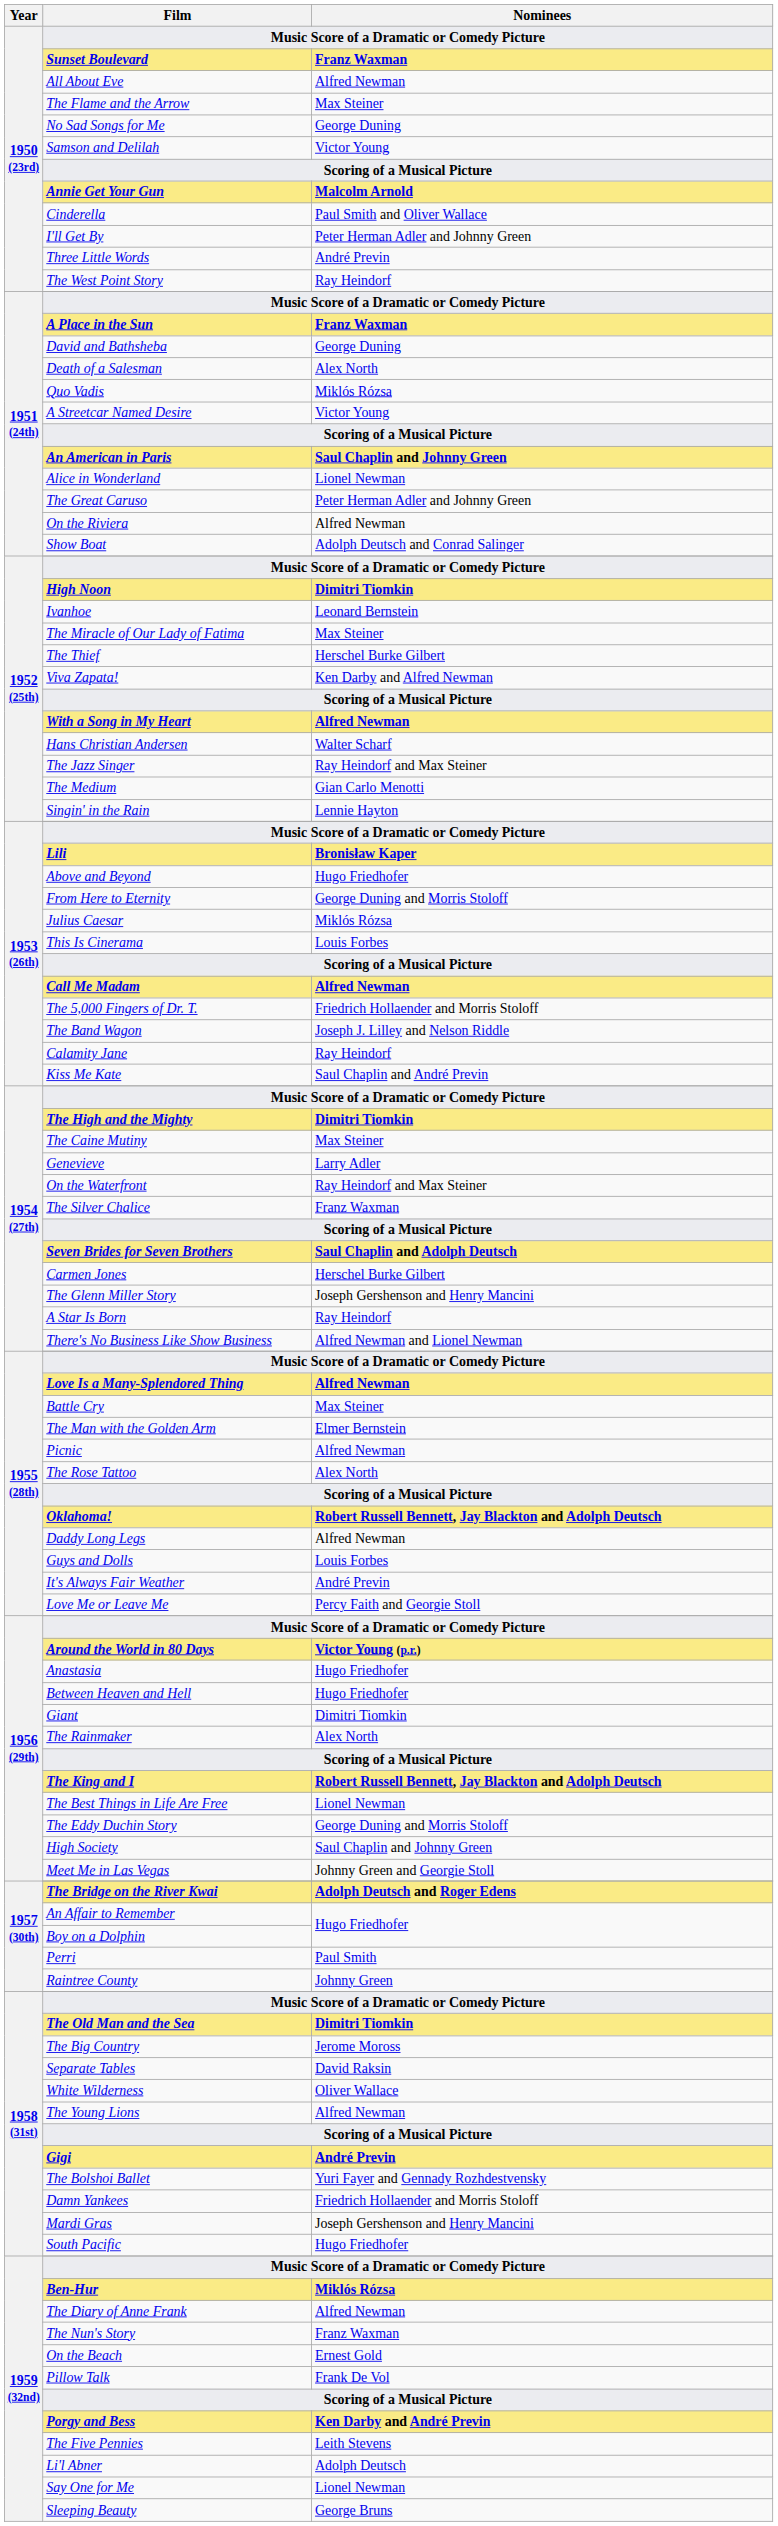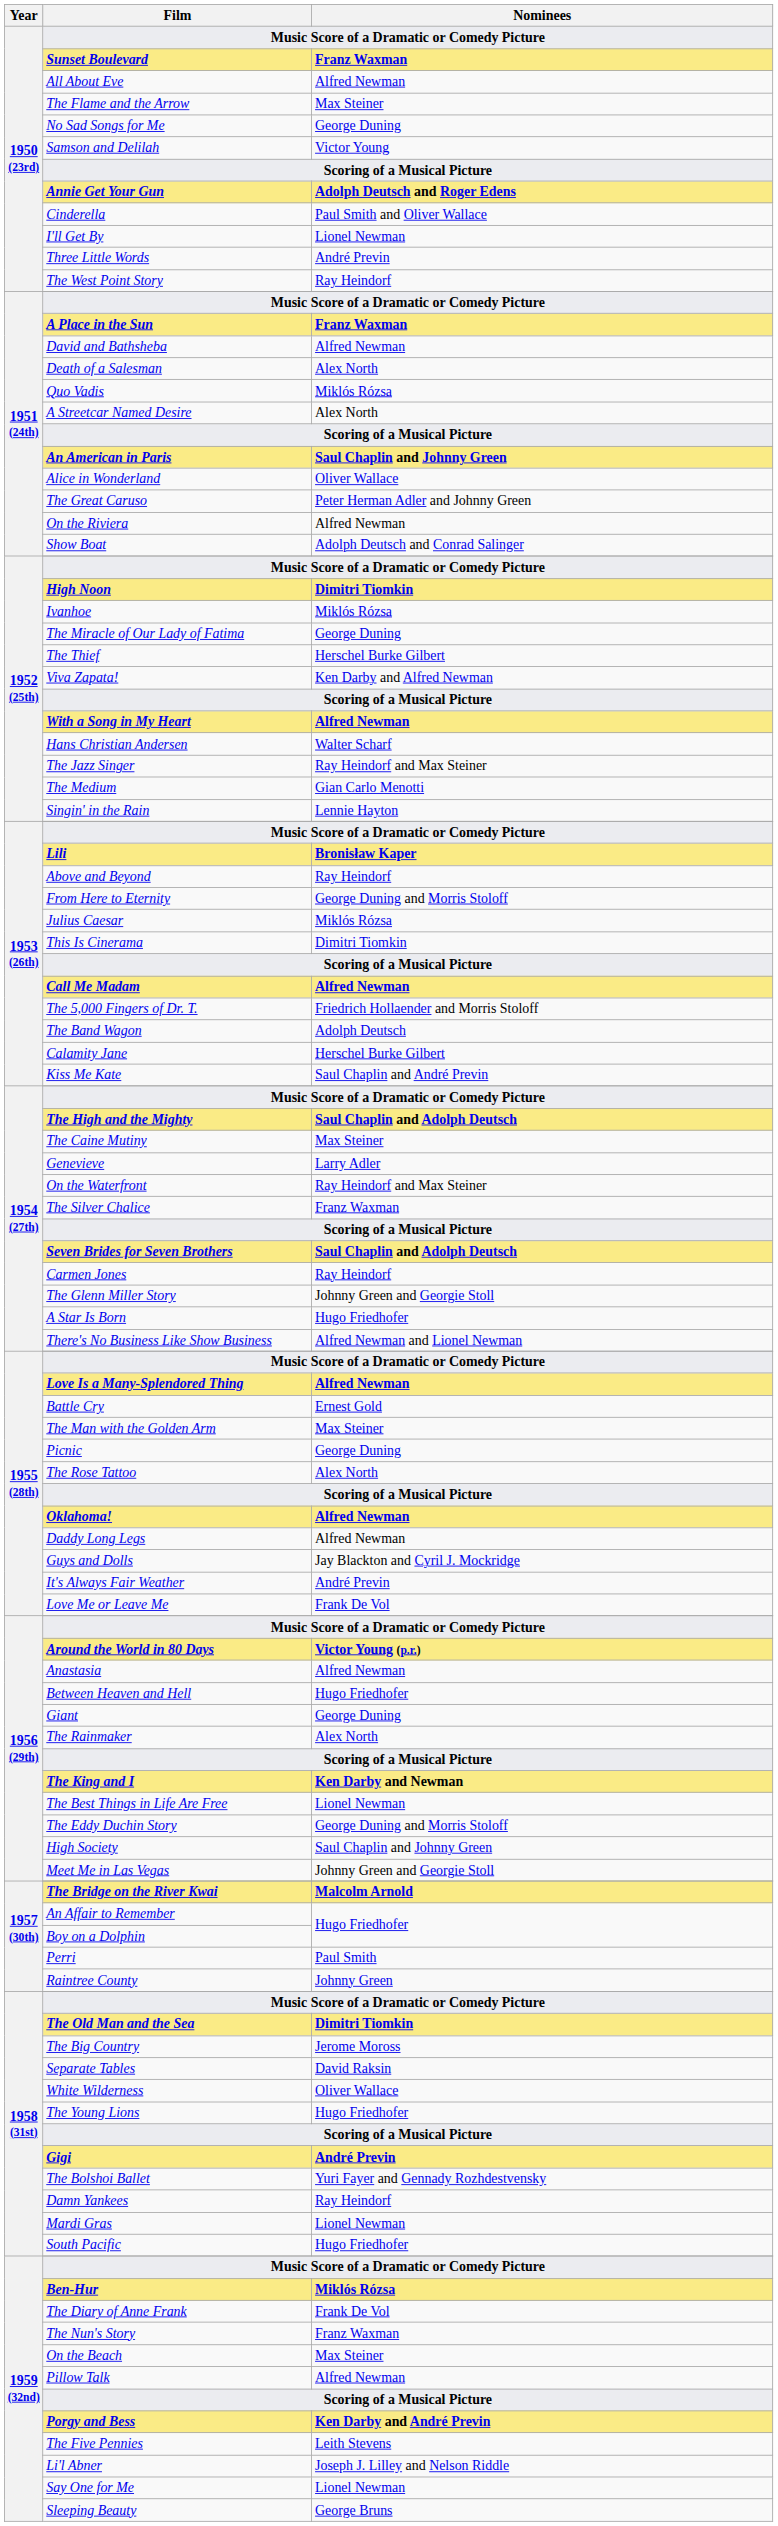(364, 192) Malcolm Arnold -> (415, 192) Adolph Deutsch and Roger Edens
(423, 236) Peter Herman Adler and Johnny Green -> (360, 236) Lionel Newman
(358, 346) George Duning -> (360, 346) Alfred Newman
(352, 412) Victor Young -> (347, 412) Alex North
(360, 479) Lionel Newman -> (357, 479) Oliver Wallace
(367, 611) Leonard Bernstein -> (354, 611) Miklós Rózsa
(349, 633) Max Steiner -> (358, 633) George Duning
(362, 876) Hugo Friedhofer -> (353, 876) Ray Heindorf
(352, 942) Louis Forbes -> (361, 942) Dimitri Tiomkin
(412, 1031) Joseph J. Lilley and Nelson Riddle -> (360, 1031) Adolph Deutsch
(353, 1053) Ray Heindorf -> (380, 1053) Herschel Burke Gilbert
(364, 1119) Dimitri Tiomkin -> (416, 1119) Saul Chaplin and Adolph Deutsch
(380, 1273) Herschel Burke Gilbert -> (353, 1273) Ray Heindorf
(424, 1295) Joseph Gershenson and Henry Mancini -> (405, 1295) Johnny Green and Georgie Stoll
(353, 1318) Ray Heindorf -> (362, 1318) Hugo Friedhofer
(349, 1406) Max Steiner -> (349, 1406) Ernest Gold
(360, 1428) Elmer Bernstein -> (349, 1428) Max Steiner
(360, 1450) Alfred Newman -> (358, 1450) George Duning
(488, 1516) Robert Russell Bennett, Jay Blackton and Adolph Deutsch -> (362, 1516) Alfred Newman
(352, 1560) Louis Forbes -> (418, 1560) Jay Blackton and Cyril J. Mockridge
(398, 1605) Percy Faith and Georgie Stoll -> (352, 1605) Frank De Vol
(362, 1671) Hugo Friedhofer -> (360, 1671) Alfred Newman
(361, 1715) Dimitri Tiomkin -> (358, 1715) George Duning
(488, 1781) Robert Russell Bennett, Jay Blackton and Adolph Deutsch -> (389, 1781) Ken Darby and Newman
(415, 1892) Adolph Deutsch and Roger Edens -> (364, 1892) Malcolm Arnold
(360, 2112) Alfred Newman -> (362, 2112) Hugo Friedhofer
(427, 2201) Friedrich Hollaender and Morris Stoloff -> (353, 2201) Ray Heindorf
(424, 2223) Joseph Gershenson and Henry Mancini -> (360, 2223) Lionel Newman
(360, 2311) Alfred Newman -> (352, 2311) Frank De Vol
(349, 2355) Ernest Gold -> (349, 2355) Max Steiner
(352, 2377) Frank De Vol -> (360, 2377) Alfred Newman
(360, 2466) Adolph Deutsch -> (412, 2466) Joseph J. Lilley and Nelson Riddle
